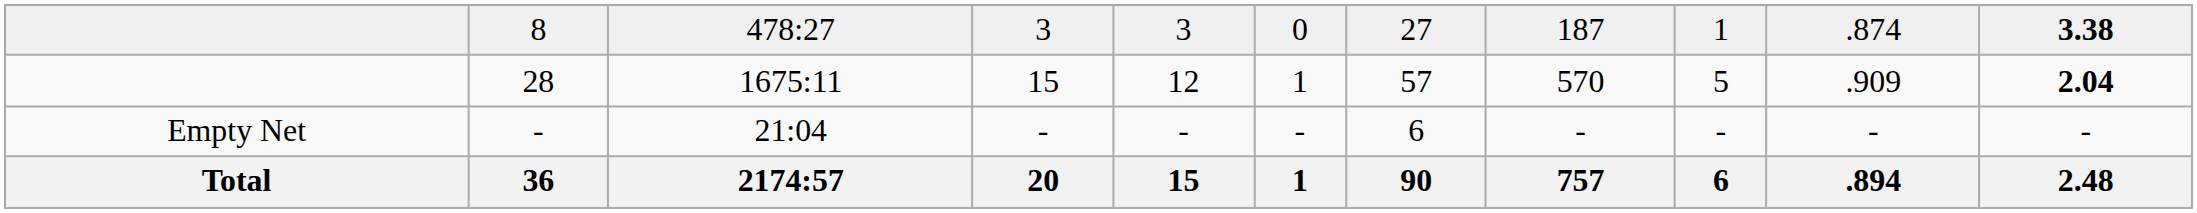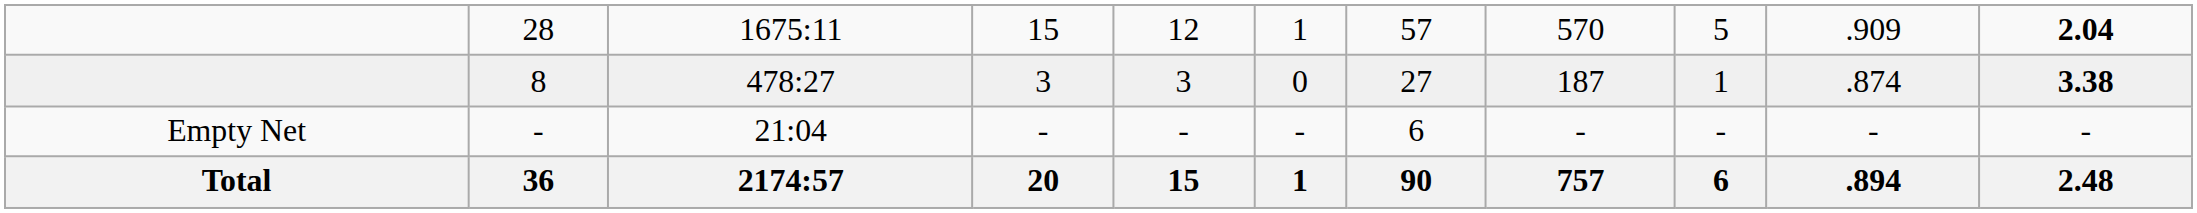rows swapped: (538, 80) <-> (538, 29)
